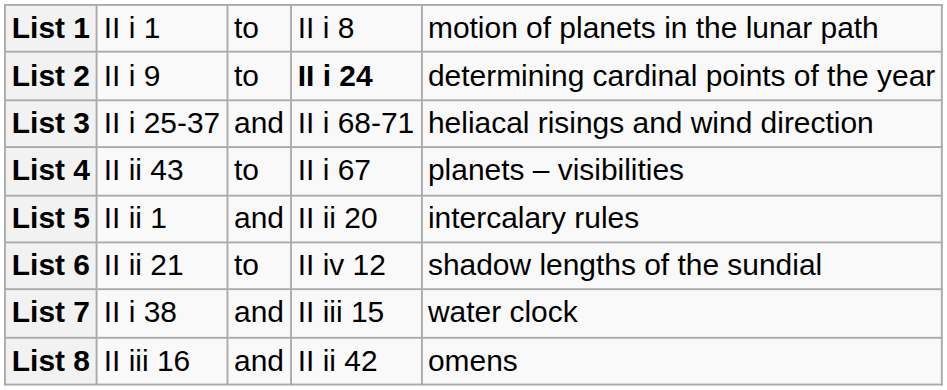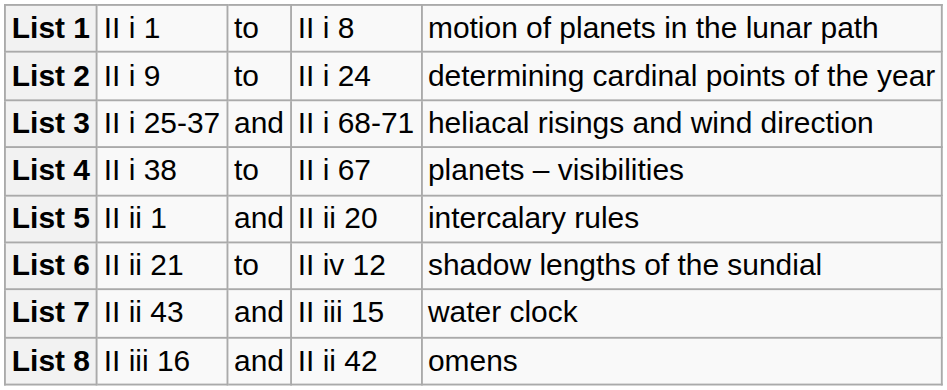(335, 75) bold -> (334, 75) normal
(144, 170) II ii 43 -> (140, 170) II i 38
(140, 312) II i 38 -> (144, 312) II ii 43
